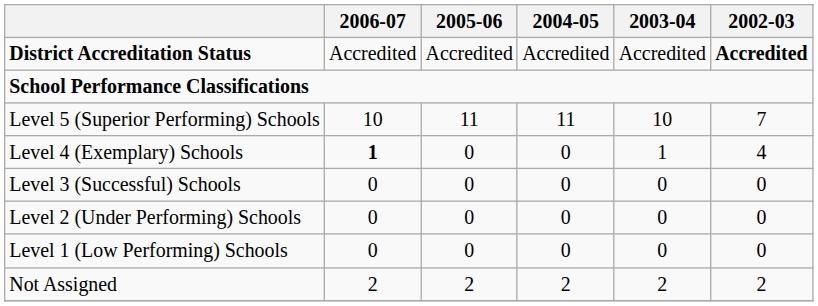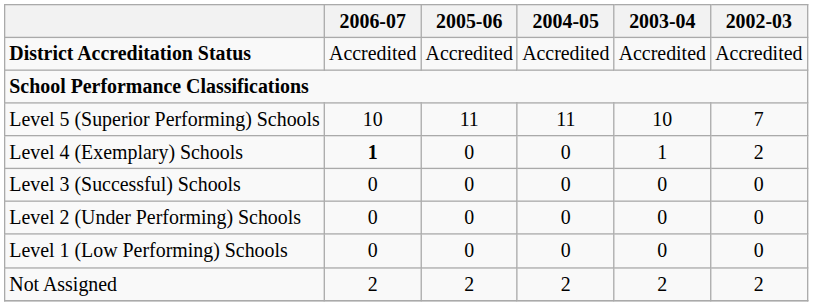(761, 53) bold -> (759, 53) normal
(761, 152) 4 -> (759, 152) 2
